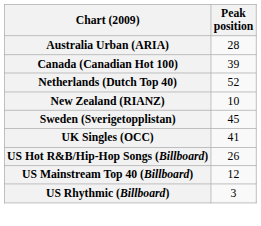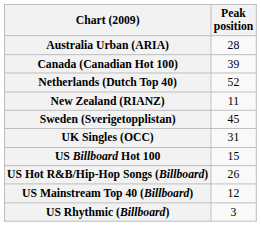(233, 100) 10 -> (233, 100) 11
(233, 138) 41 -> (233, 138) 31
+ row: (108, 156)
